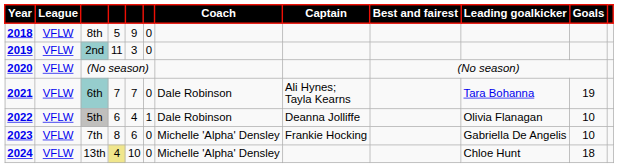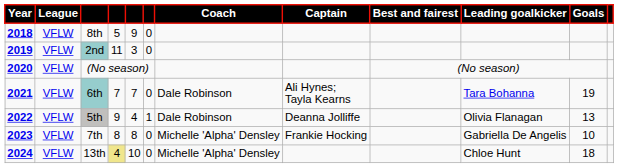(117, 117) 6 -> (117, 117) 9
(589, 117) 10 -> (589, 117) 13
(134, 135) 6 -> (134, 135) 8
